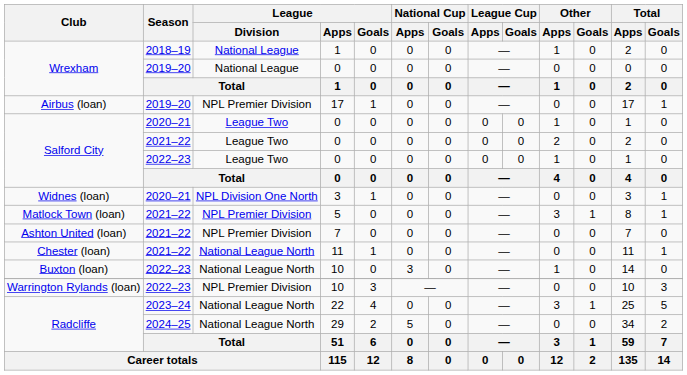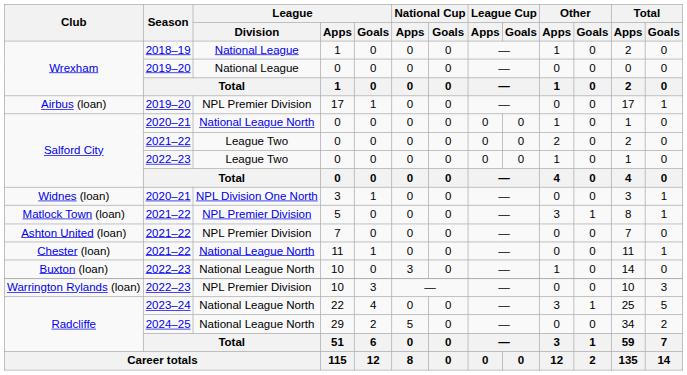(257, 123) League Two -> (257, 123) National League North
